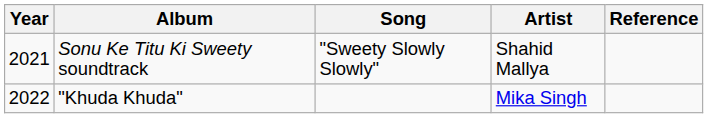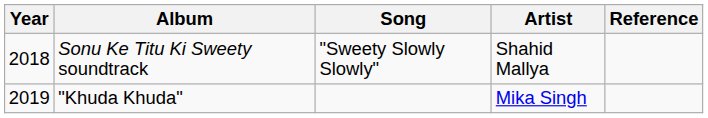(29, 58) 2021 -> (29, 58) 2018
(29, 98) 2022 -> (29, 98) 2019
